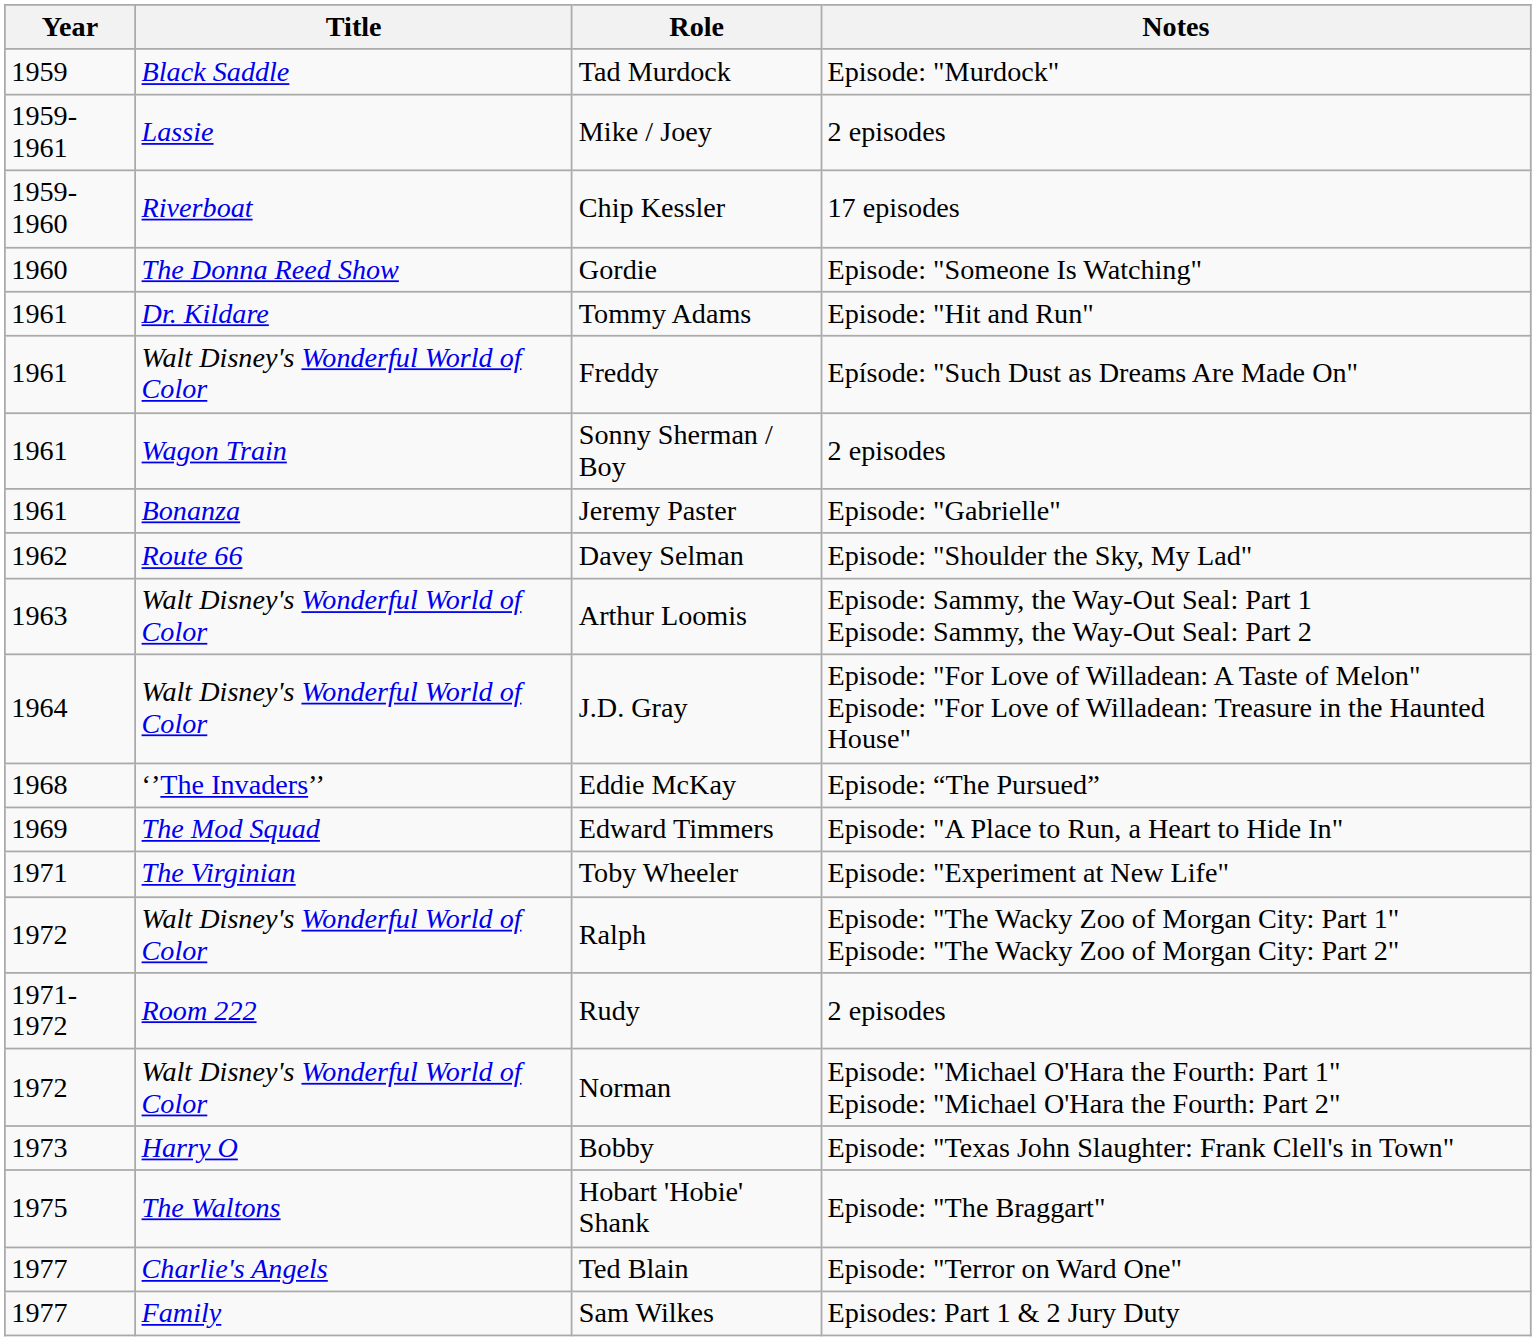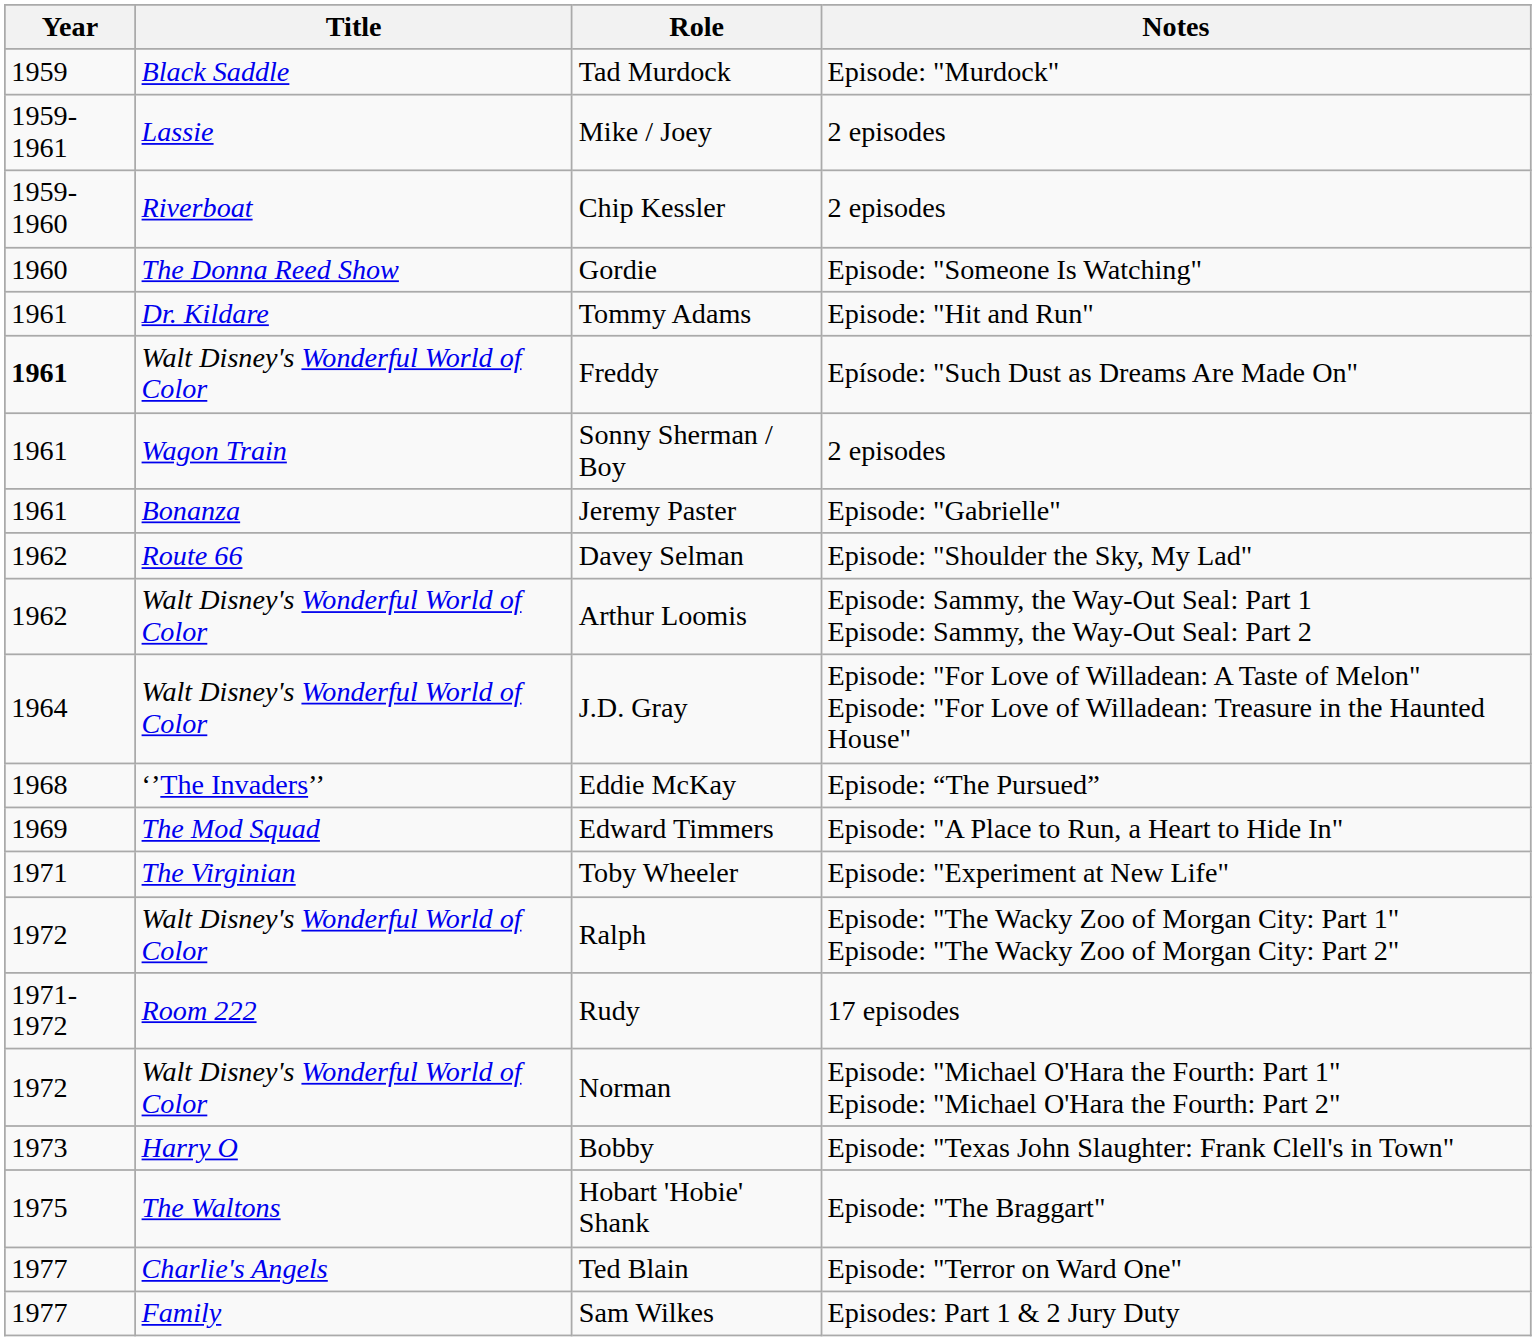(894, 208) 17 episodes -> (887, 208) 2 episodes
(40, 373) normal -> (40, 373) bold
(40, 615) 1963 -> (40, 615) 1962
(887, 1010) 2 episodes -> (894, 1010) 17 episodes
